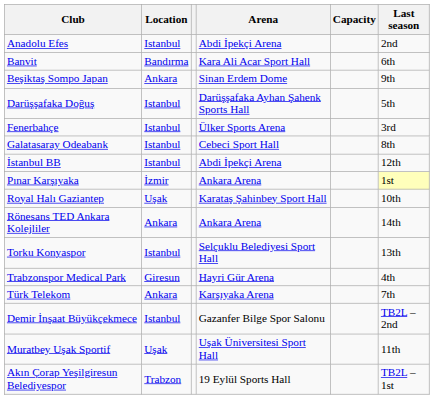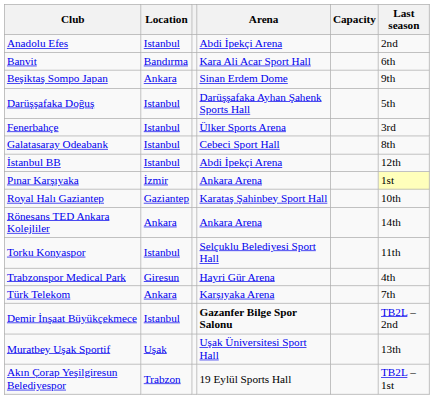(156, 198) Uşak -> (166, 198) Gaziantep
(391, 252) 13th -> (391, 252) 11th
(262, 318) normal -> (248, 318) bold
(391, 349) 11th -> (391, 349) 13th
